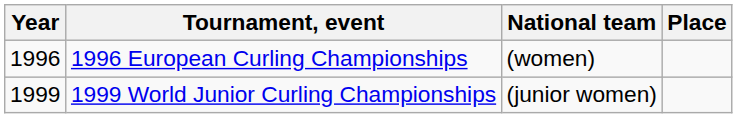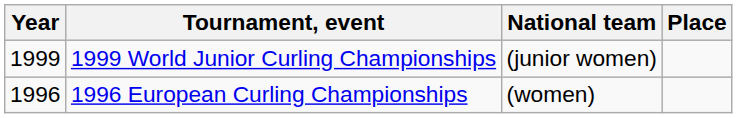rows swapped: (269, 58) <-> (284, 94)
